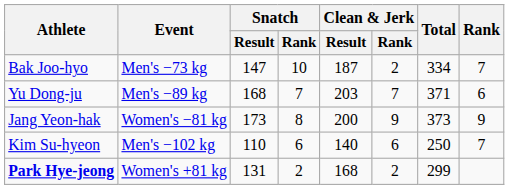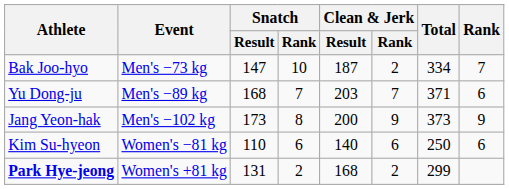(174, 119) Women's −81 kg -> (168, 119) Men's −102 kg
(168, 145) Men's −102 kg -> (174, 145) Women's −81 kg
(482, 145) 7 -> (482, 145) 6
